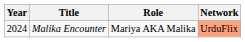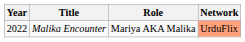(17, 28) 2024 -> (17, 28) 2022
